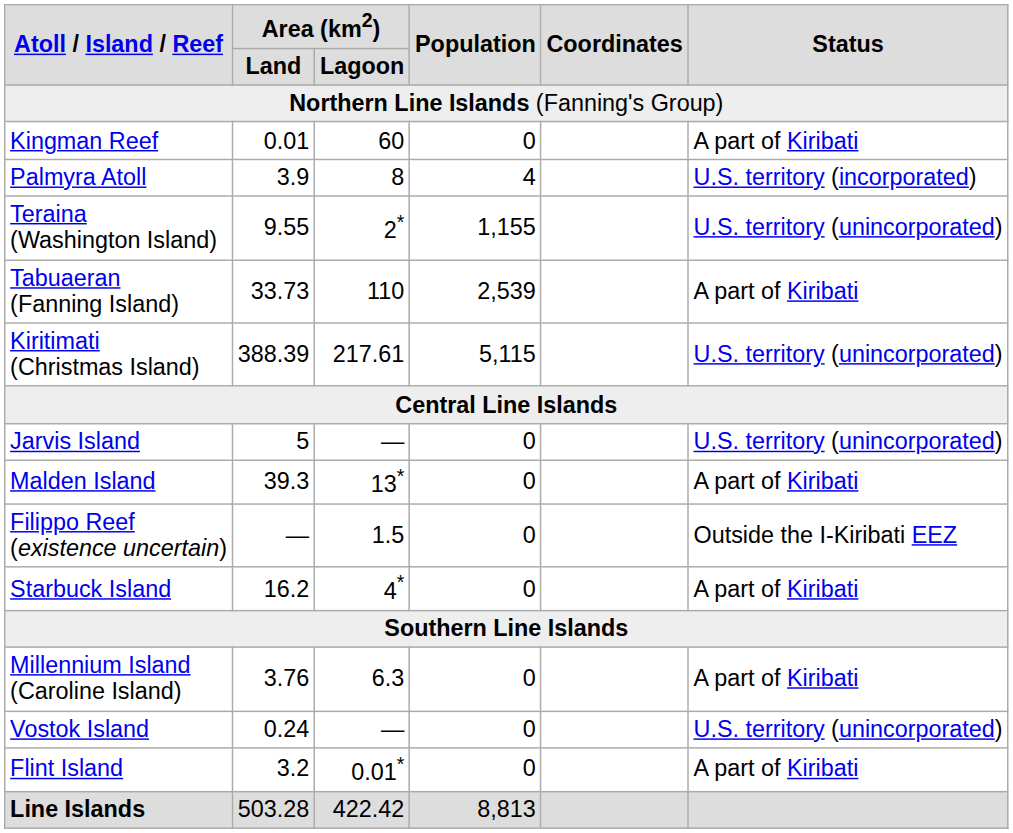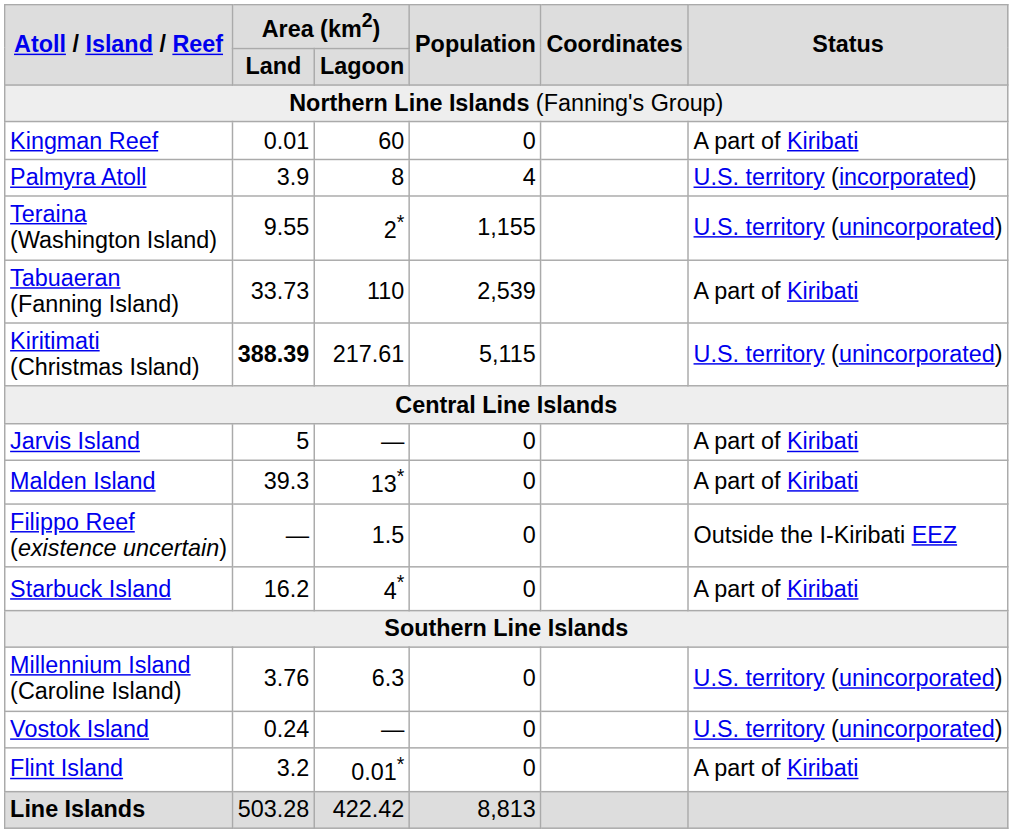(273, 354) normal -> (273, 354) bold
(848, 441) U.S. territory (unincorporated) -> (776, 441) A part of Kiribati
(776, 678) A part of Kiribati -> (848, 678) U.S. territory (unincorporated)
